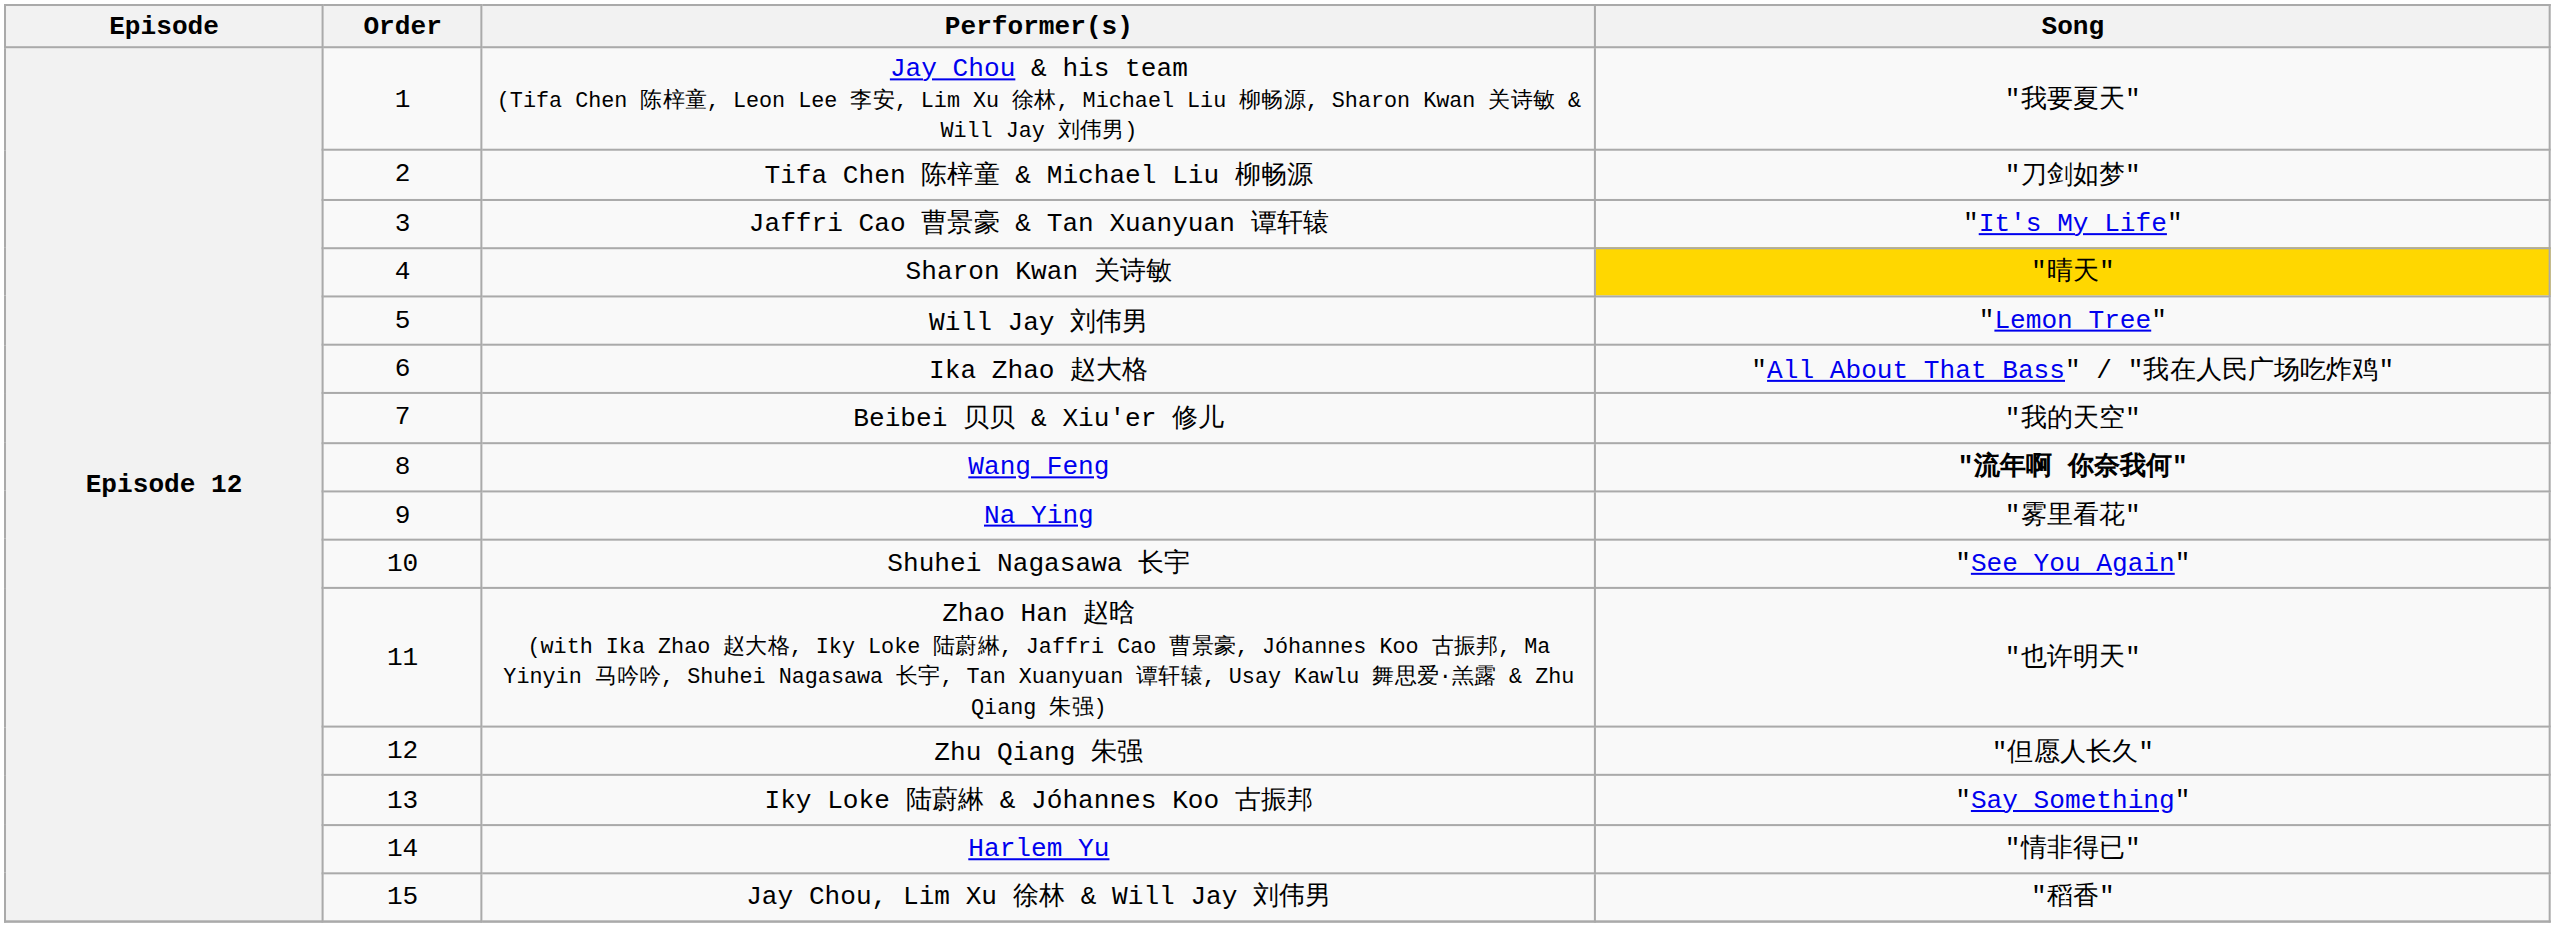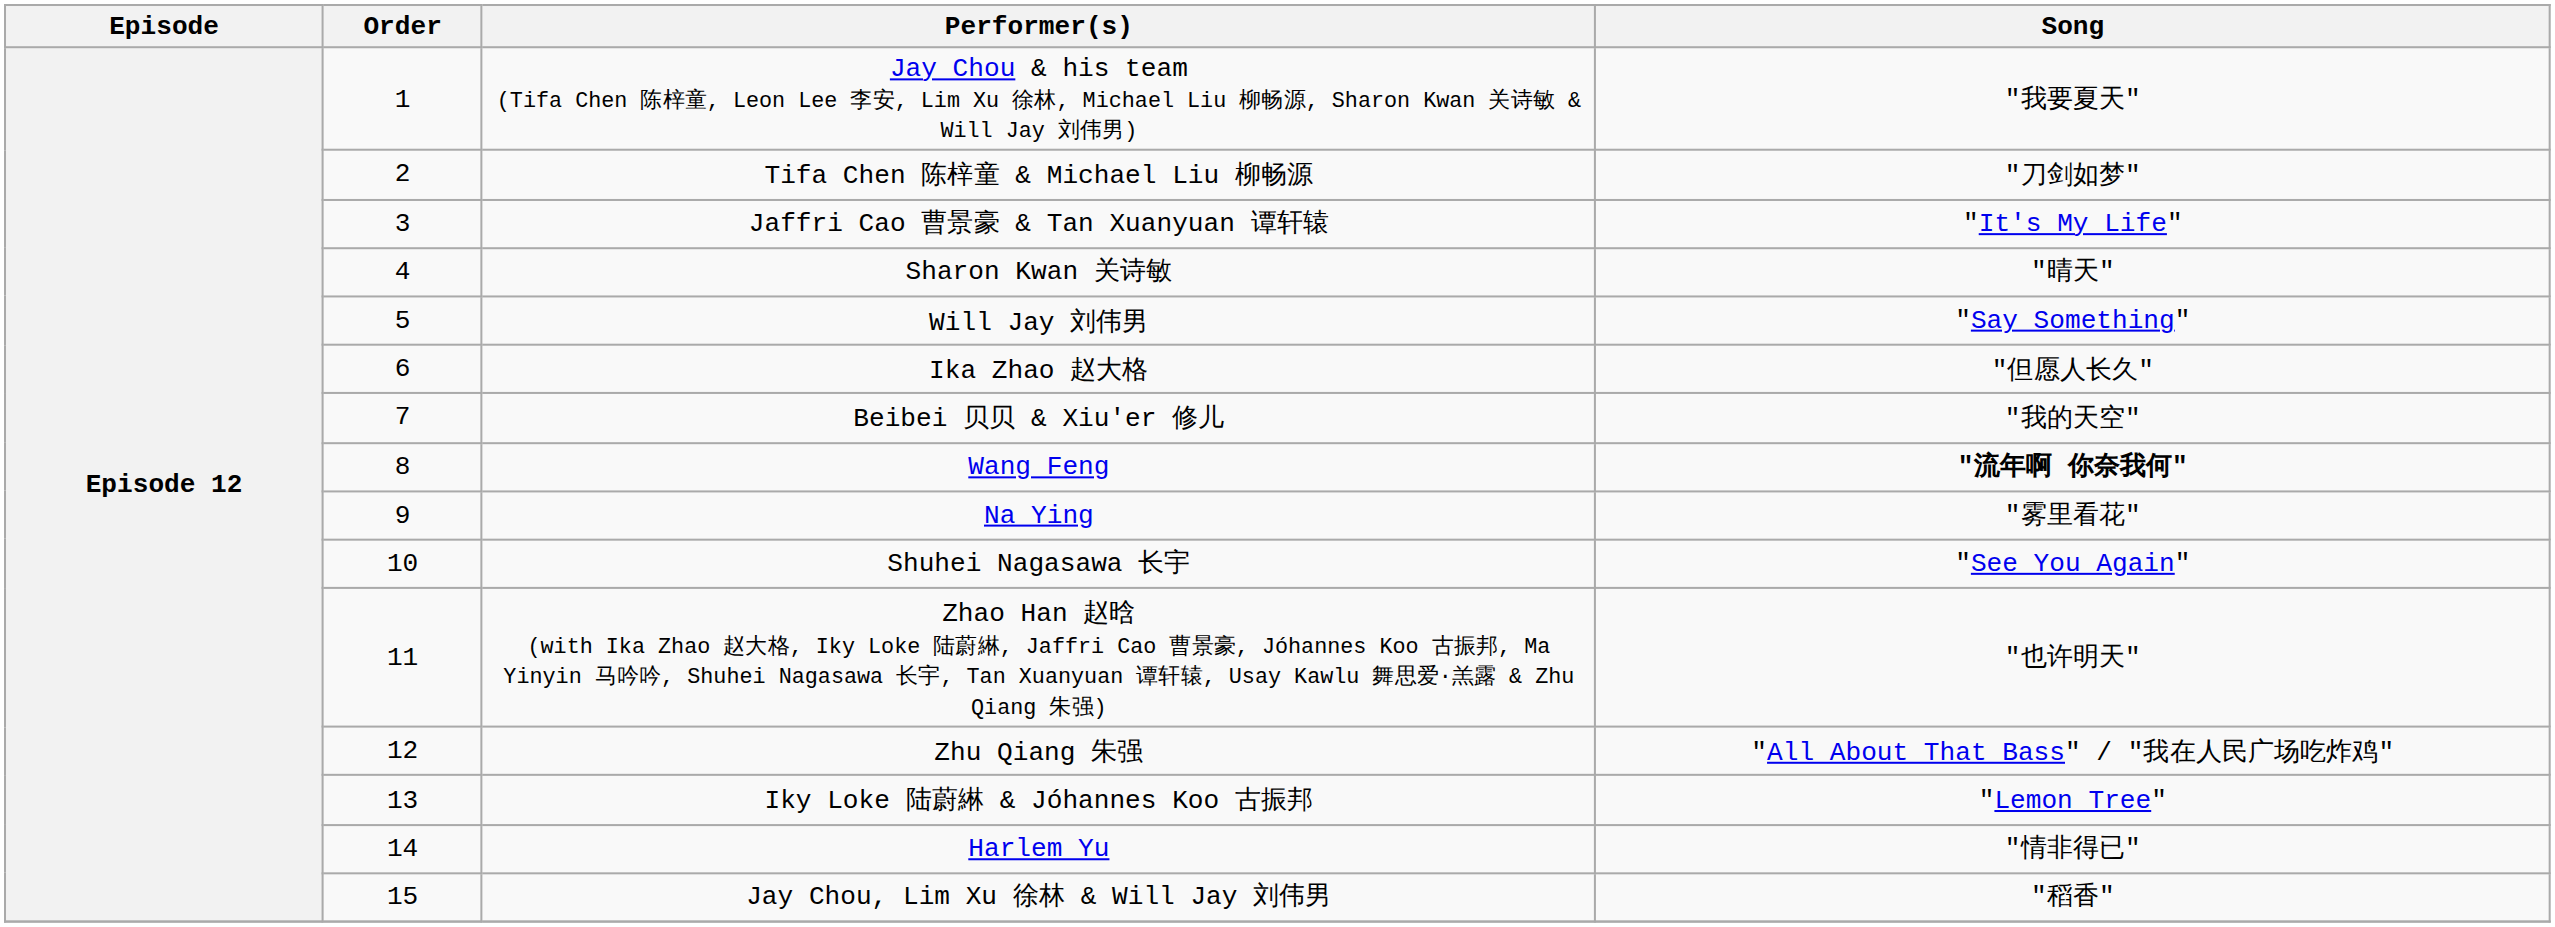(2073, 273) gold background -> (2073, 273) no background
(2073, 321) "Lemon Tree" -> (2073, 321) "Say Something"
(2073, 370) "All About That Bass" / "我在人民广场吃炸鸡" -> (2073, 370) "但愿人长久"
(2073, 752) "但愿人长久" -> (2073, 752) "All About That Bass" / "我在人民广场吃炸鸡"
(2073, 800) "Say Something" -> (2073, 800) "Lemon Tree"
